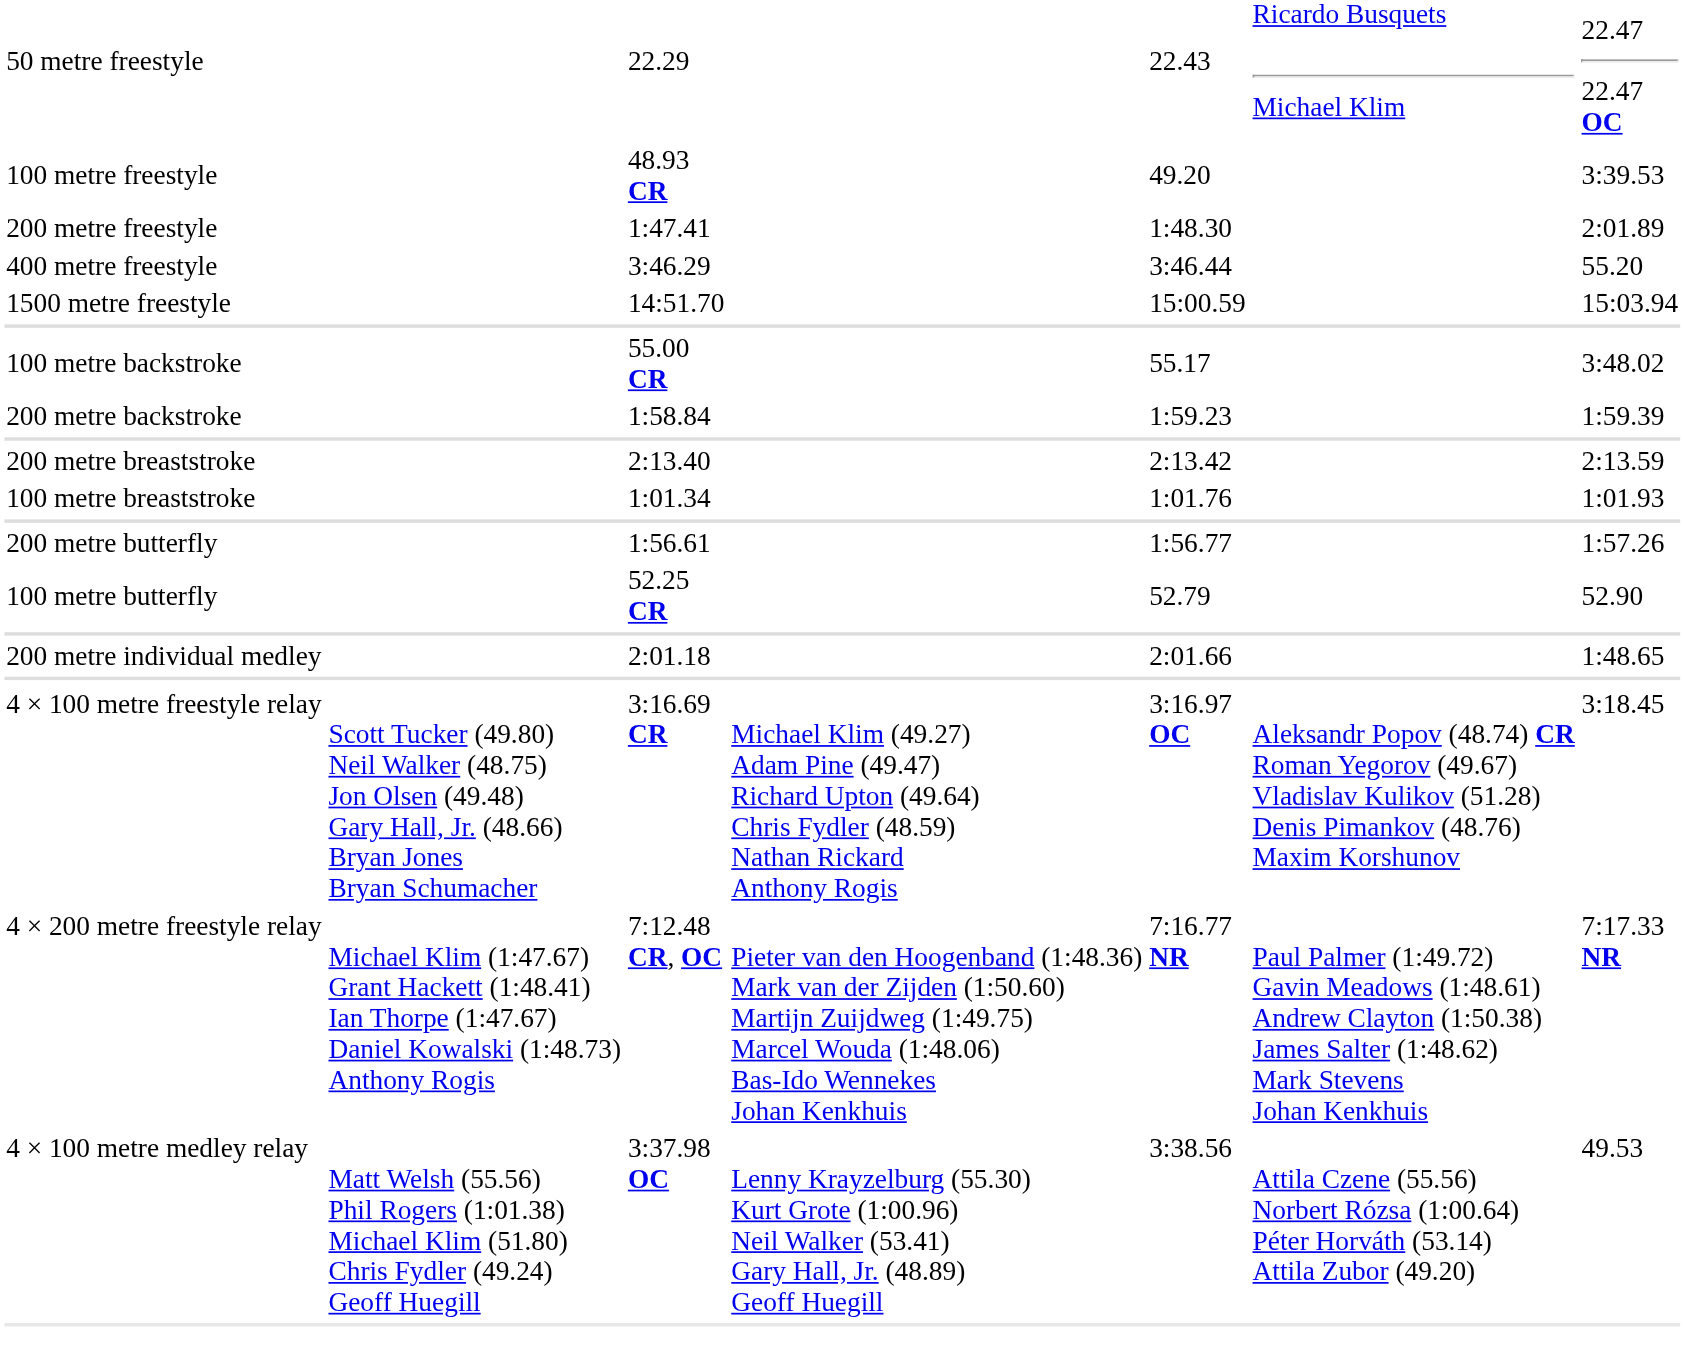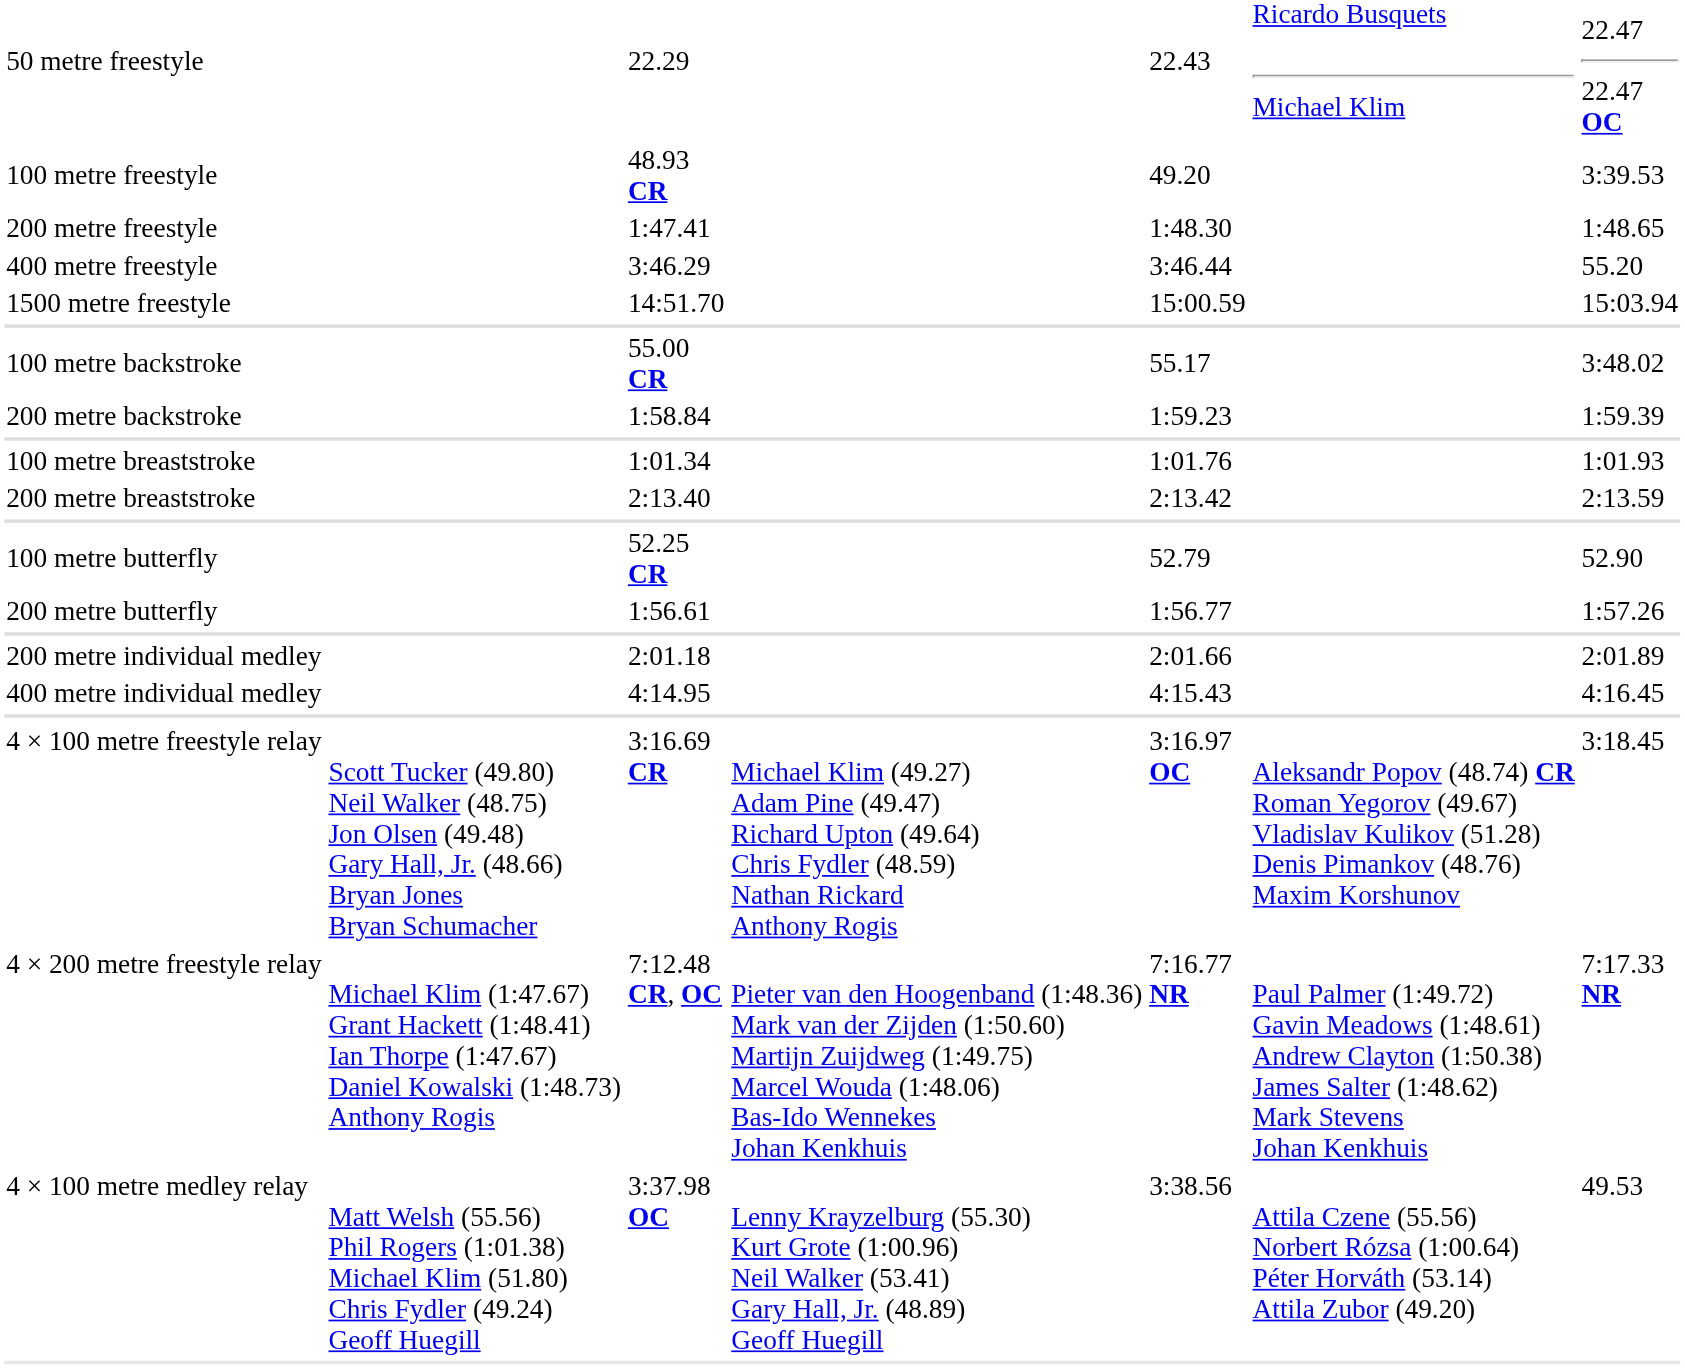(1623, 228) 2:01.89 -> (1623, 228) 1:48.65
rows swapped: (131, 498) <-> (131, 460)
rows swapped: (112, 595) <-> (112, 542)
(1623, 655) 1:48.65 -> (1623, 655) 2:01.89
+ row: (164, 693)
